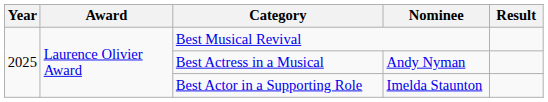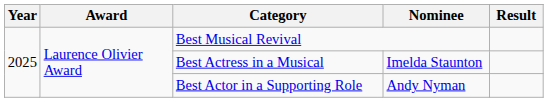(426, 62) Andy Nyman -> (434, 62) Imelda Staunton
(434, 85) Imelda Staunton -> (426, 85) Andy Nyman
